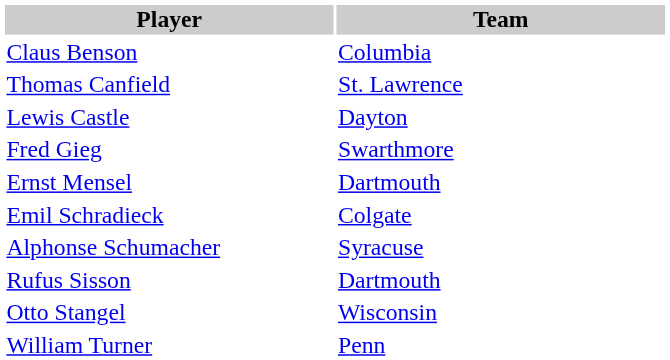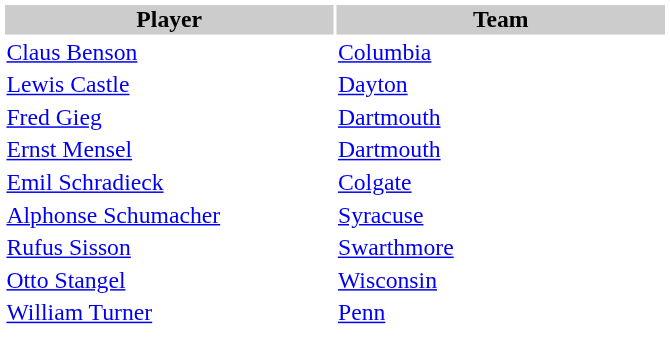- row: (88, 84)
(396, 149) Swarthmore -> (389, 117) Dartmouth
(389, 280) Dartmouth -> (396, 247) Swarthmore
